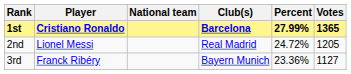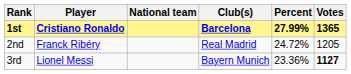(65, 45) Lionel Messi -> (68, 45) Franck Ribéry
(68, 61) Franck Ribéry -> (65, 61) Lionel Messi
(328, 61) normal -> (328, 61) bold
